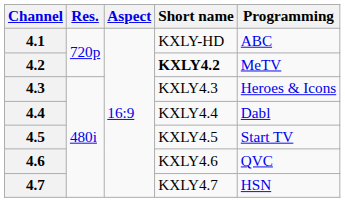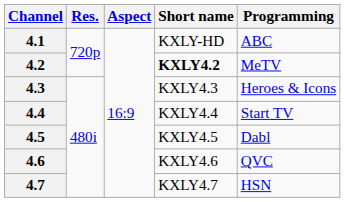(256, 112) Dabl -> (267, 112) Start TV
(267, 137) Start TV -> (256, 137) Dabl
